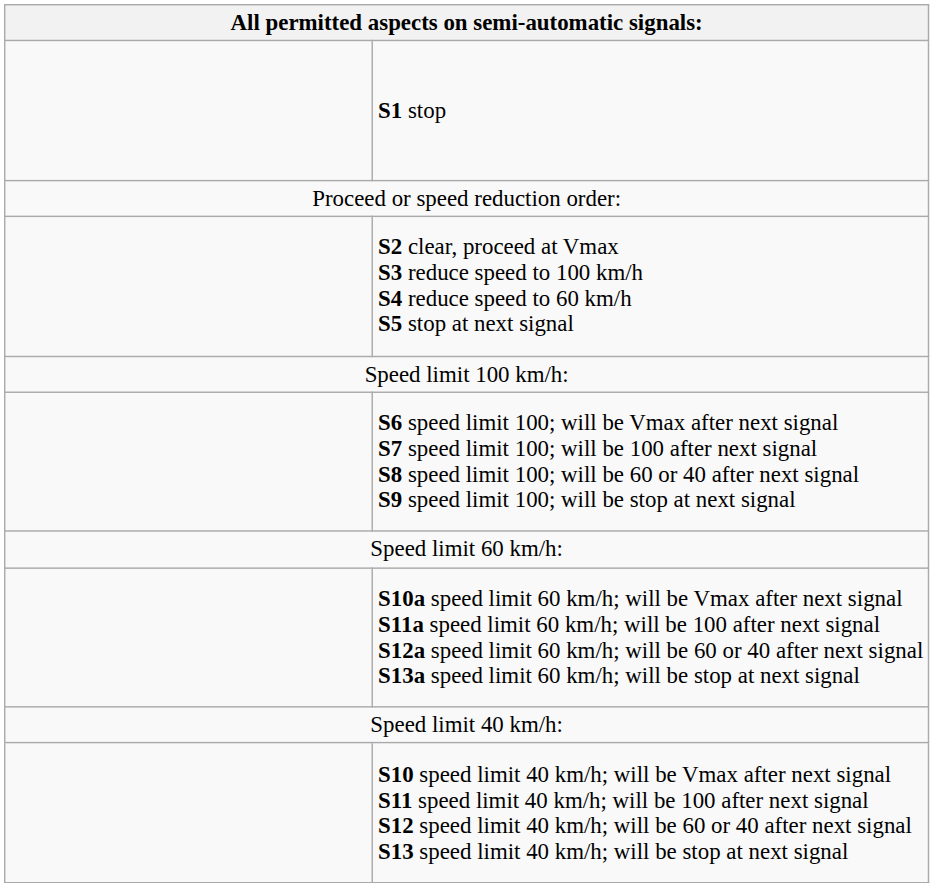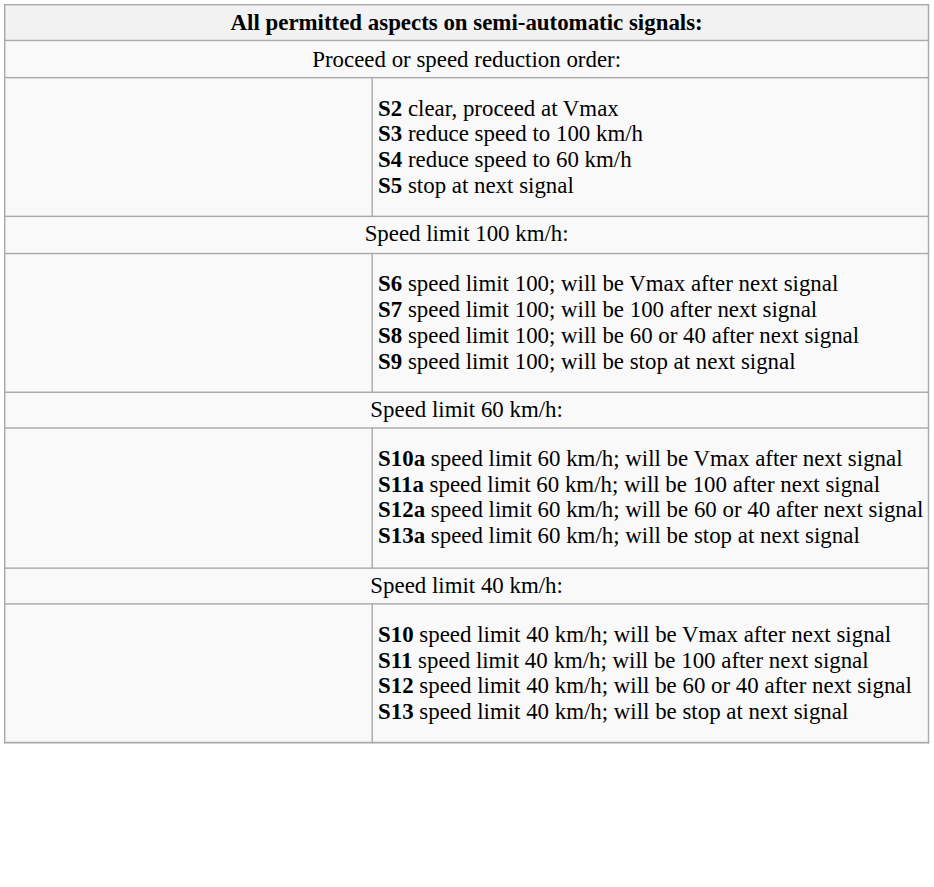- row: (412, 110)
